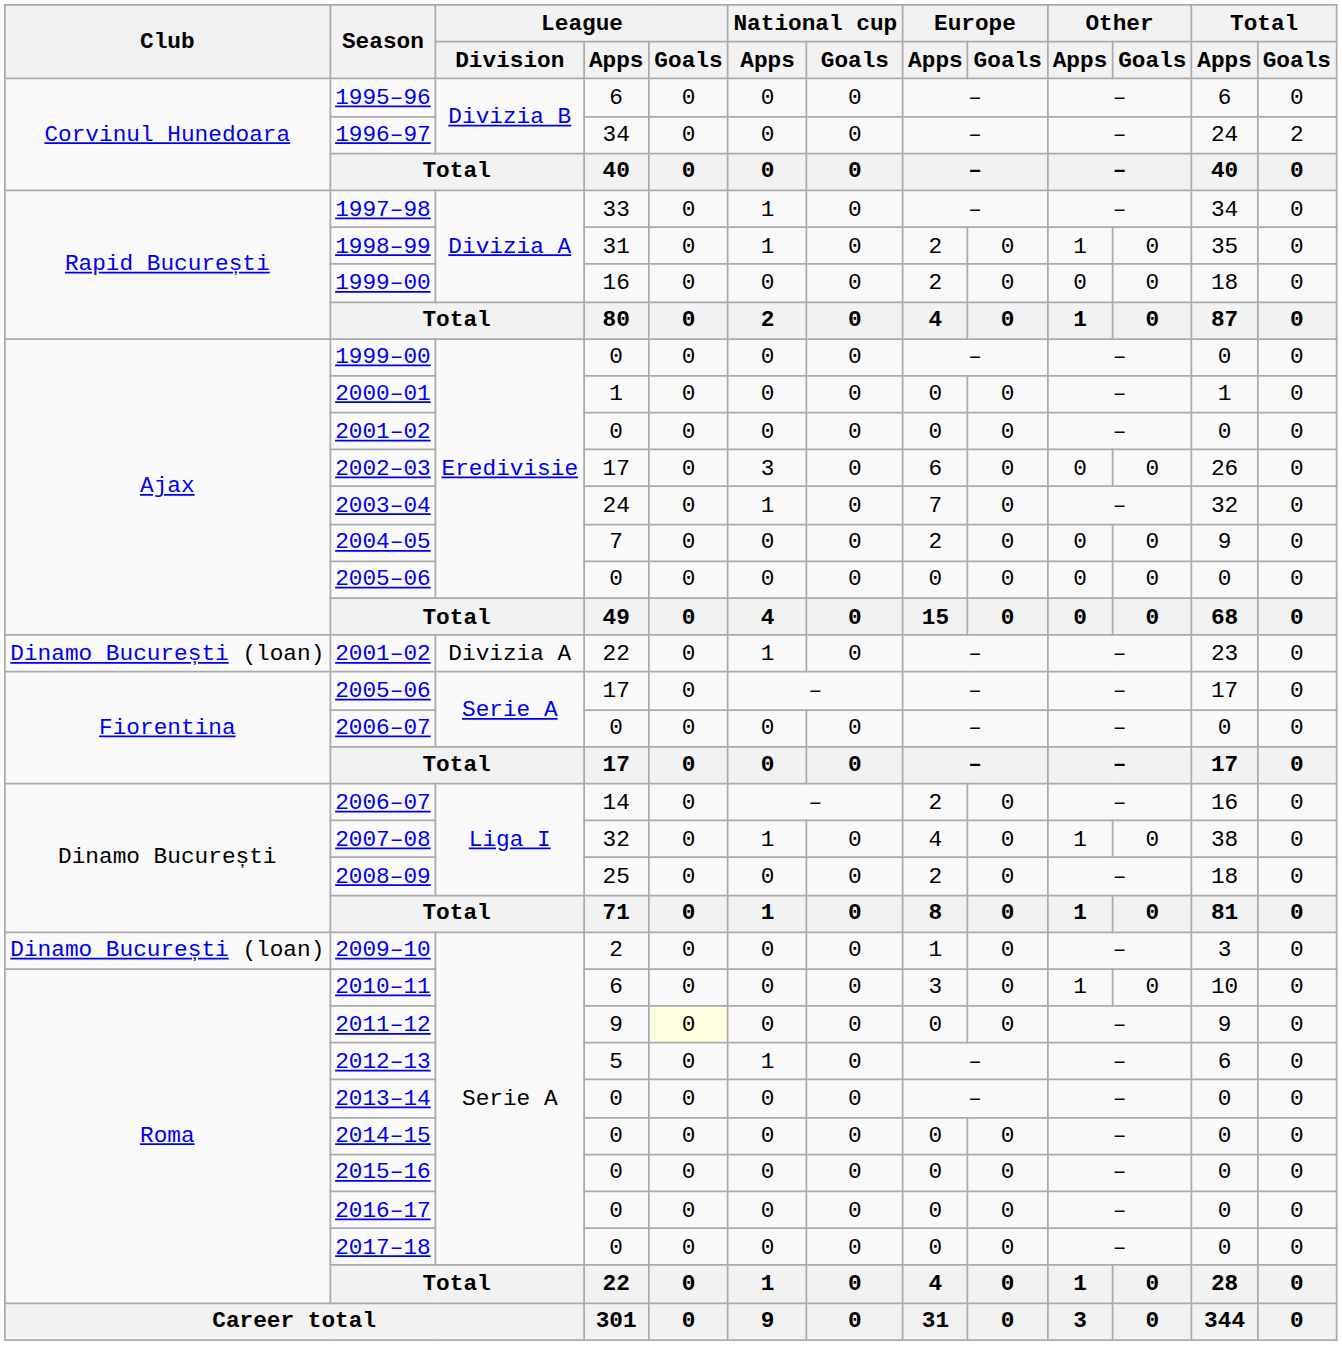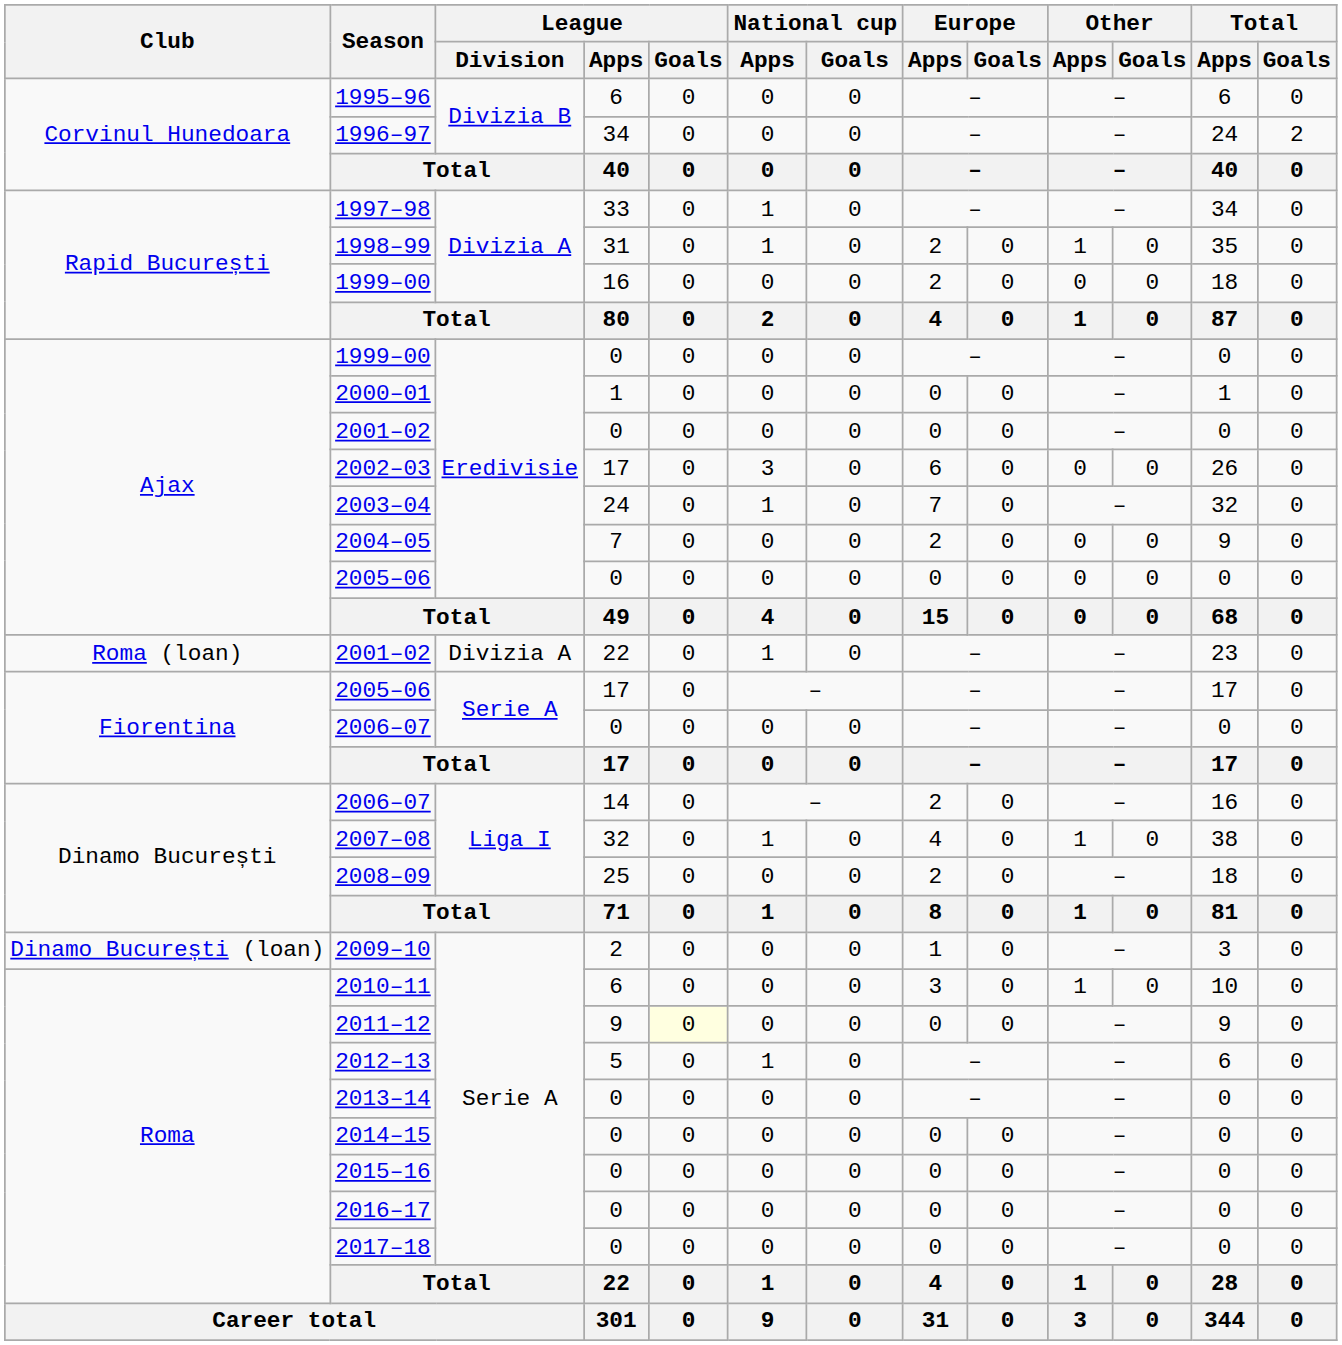(167, 654) Dinamo București (loan) -> (167, 654) Roma (loan)
